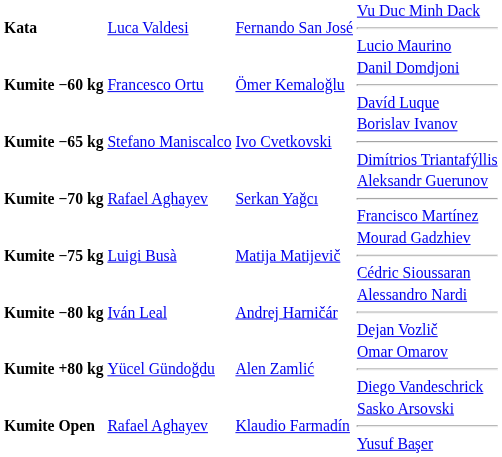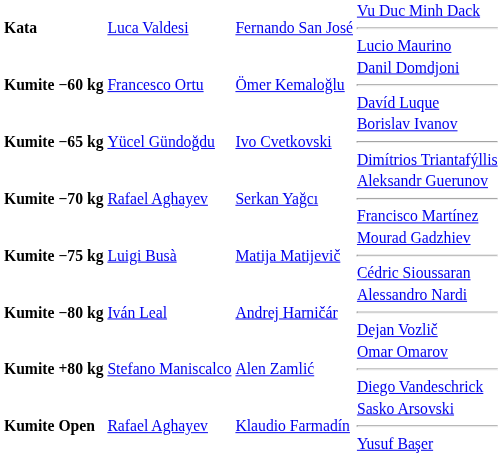(169, 142) Stefano Maniscalco -> (161, 142) Yücel Gündoğdu
(161, 369) Yücel Gündoğdu -> (169, 369) Stefano Maniscalco
